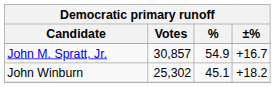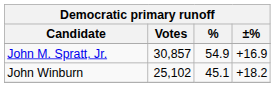(252, 53) +16.7 -> (252, 53) +16.9
(172, 73) 25,302 -> (172, 73) 25,102
